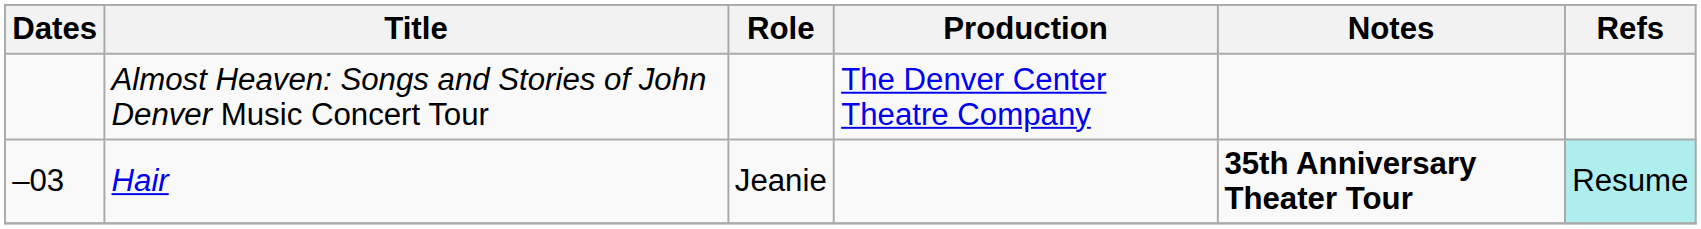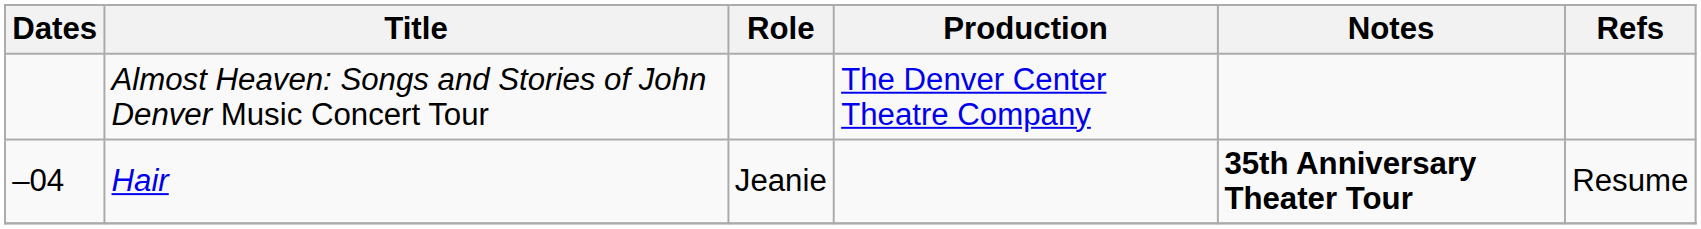(38, 180) –03 -> (38, 180) –04
(1630, 180) paleturquoise background -> (1630, 180) no background
